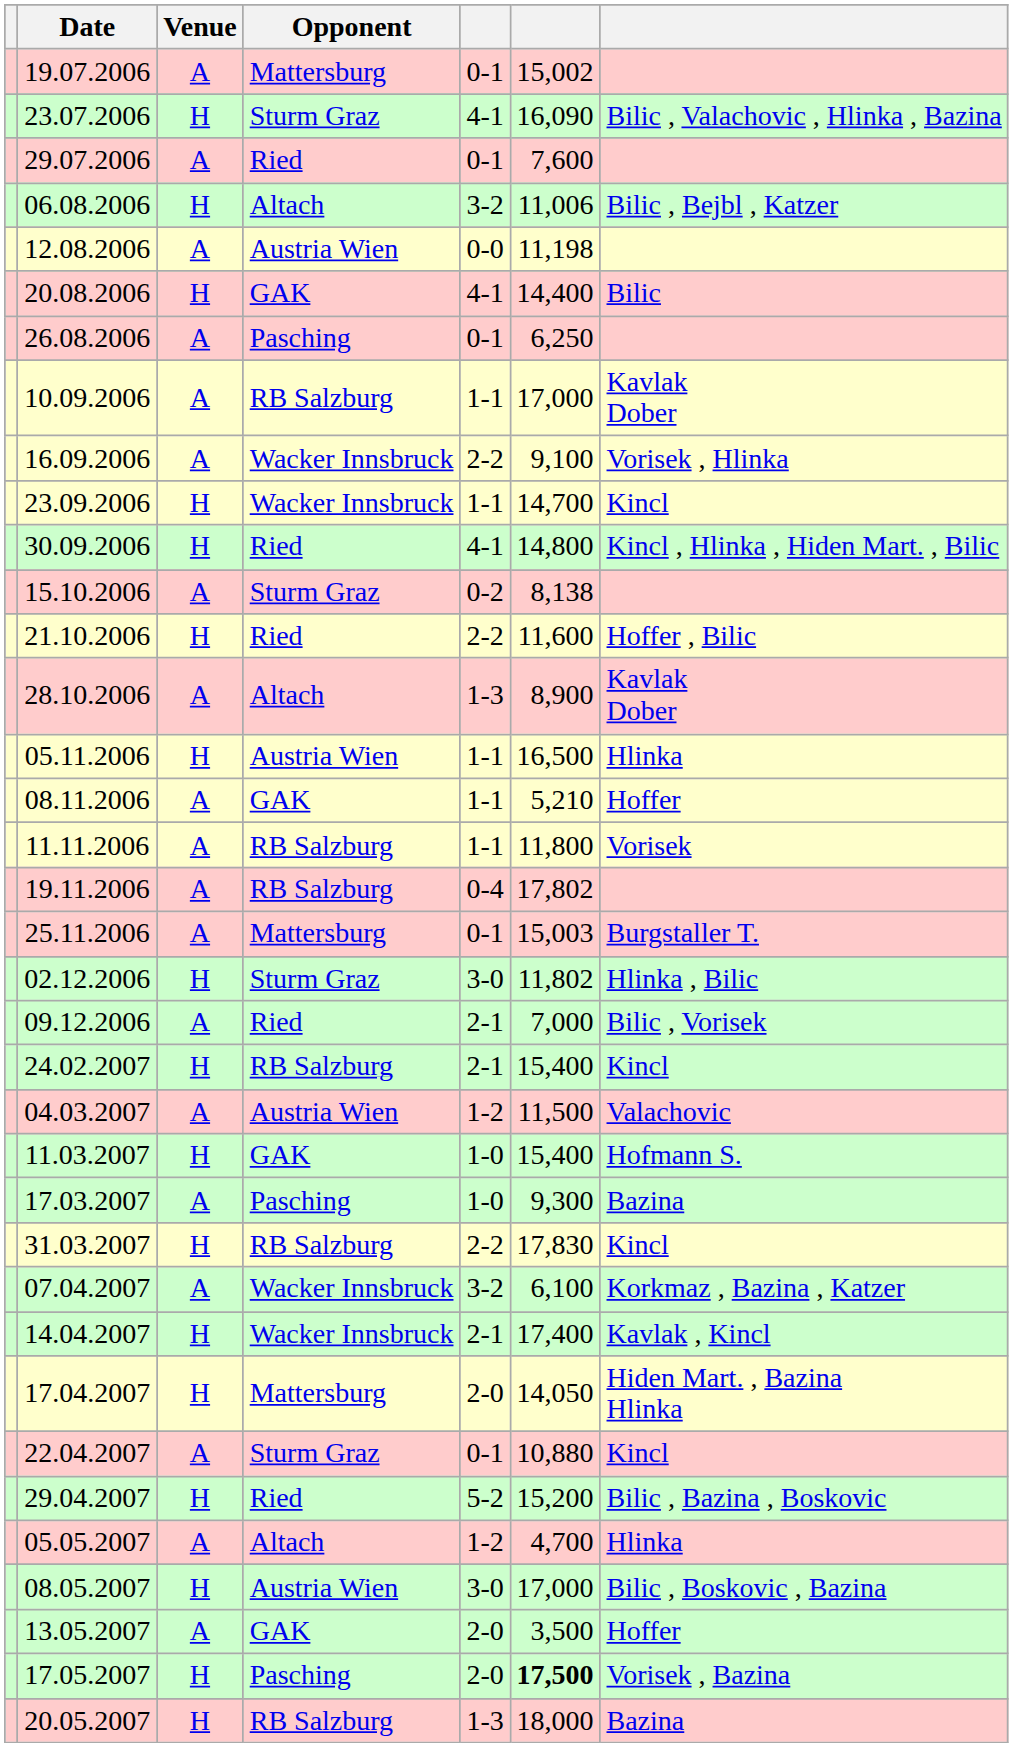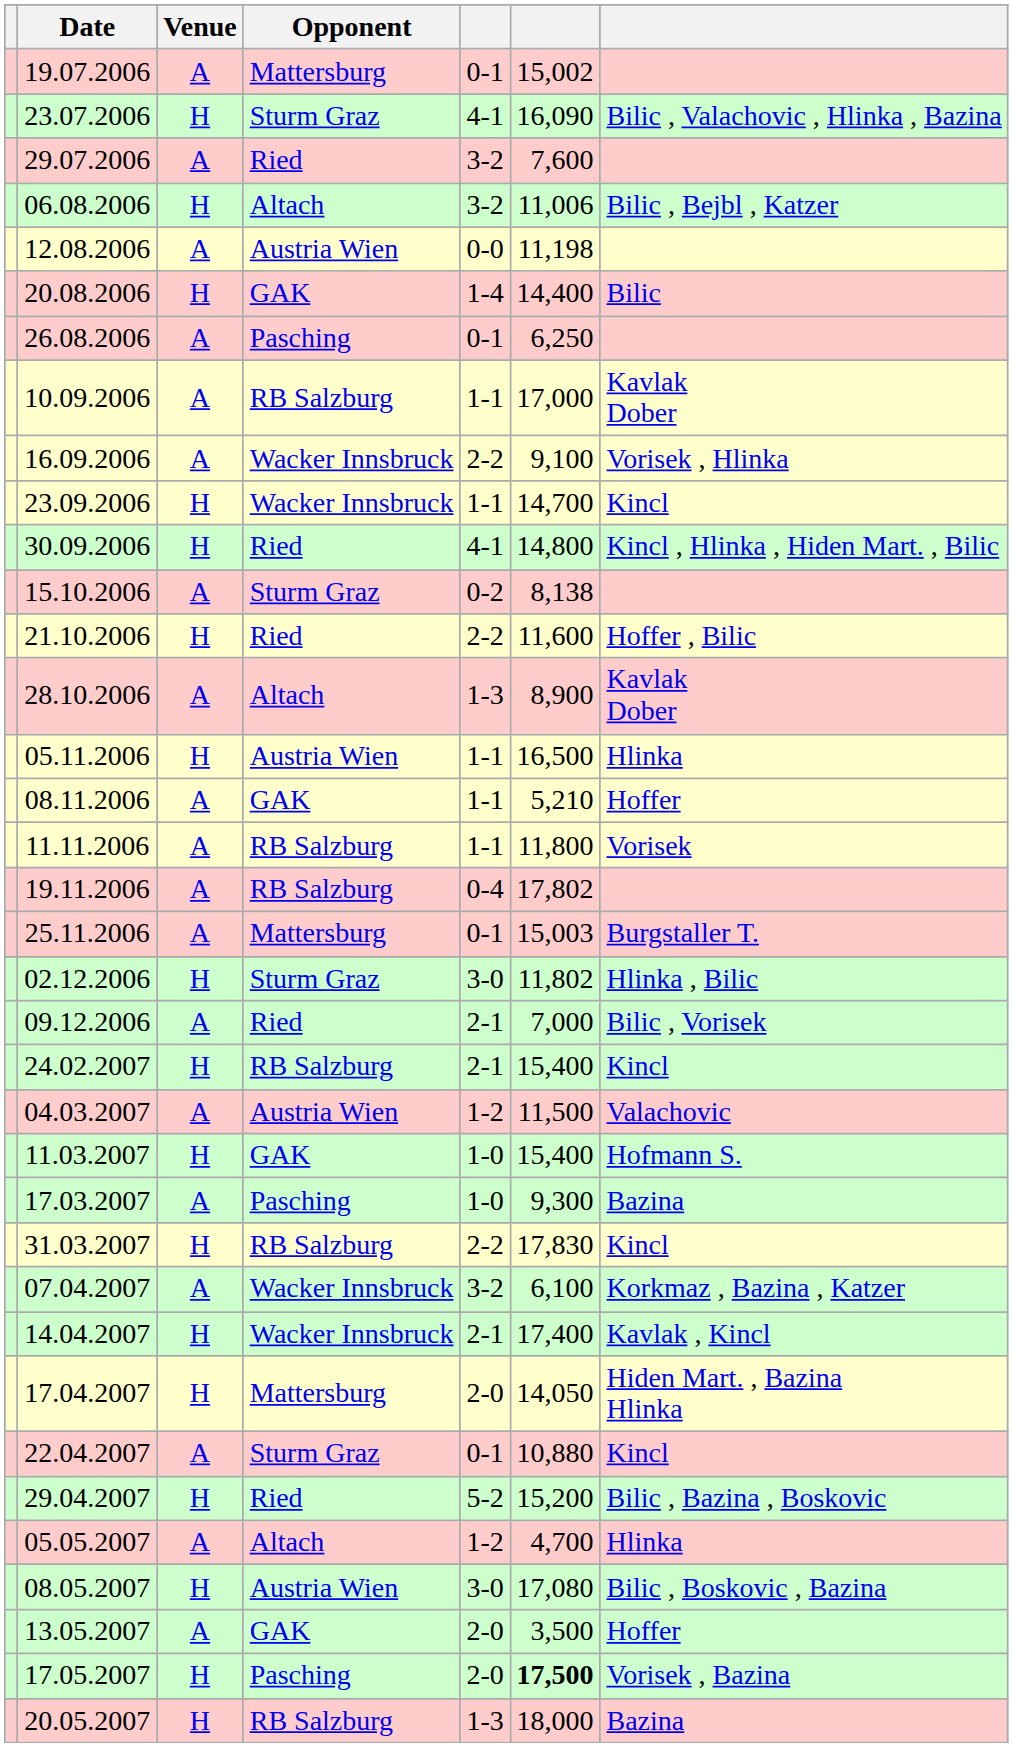(485, 159) 0-1 -> (485, 159) 3-2
(485, 293) 4-1 -> (485, 293) 1-4
(555, 1586) 17,000 -> (555, 1586) 17,080
